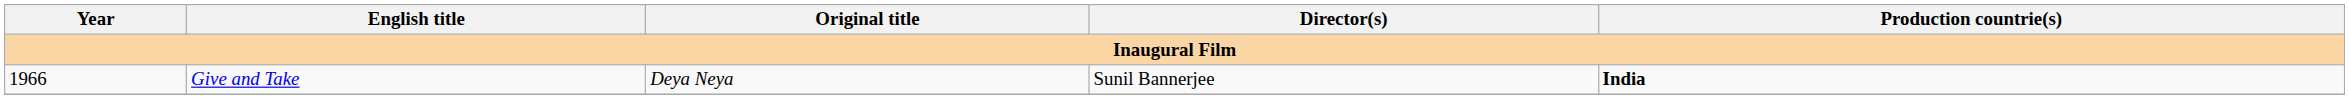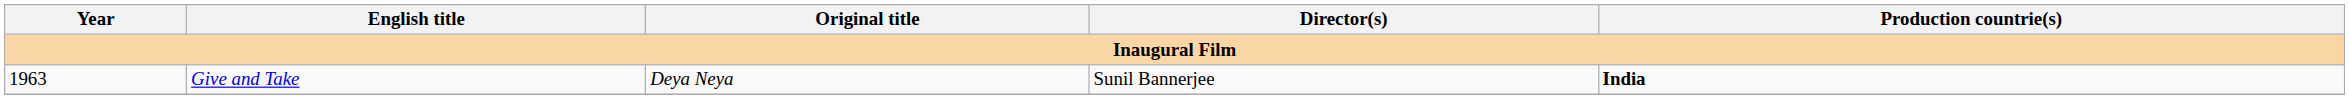(28, 79) 1966 -> (28, 79) 1963
